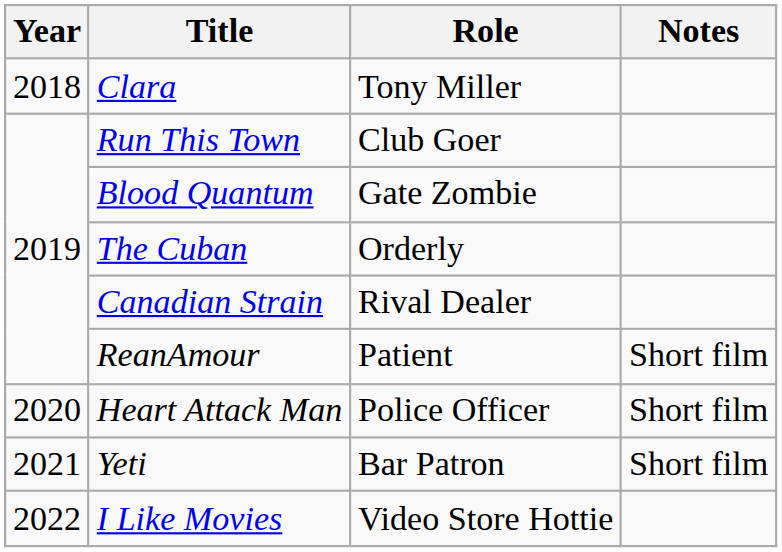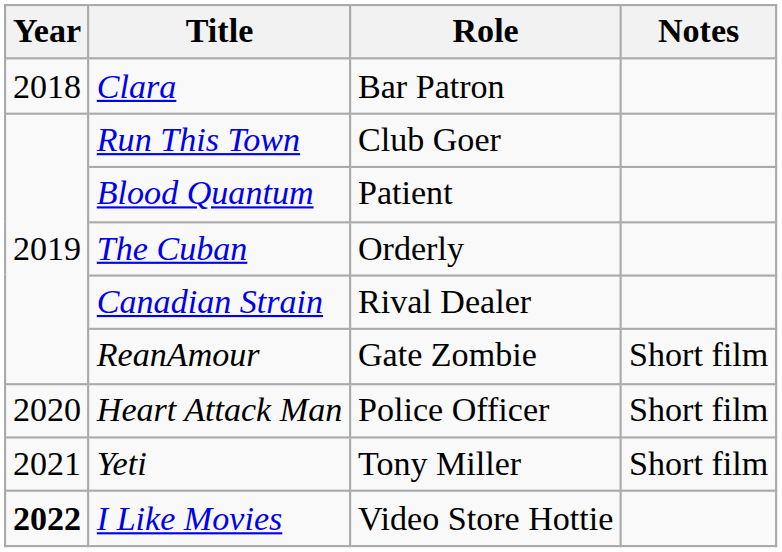(440, 85) Tony Miller -> (431, 85) Bar Patron
(447, 193) Gate Zombie -> (405, 193) Patient
(405, 355) Patient -> (447, 355) Gate Zombie
(431, 463) Bar Patron -> (440, 463) Tony Miller
(47, 517) normal -> (47, 517) bold
